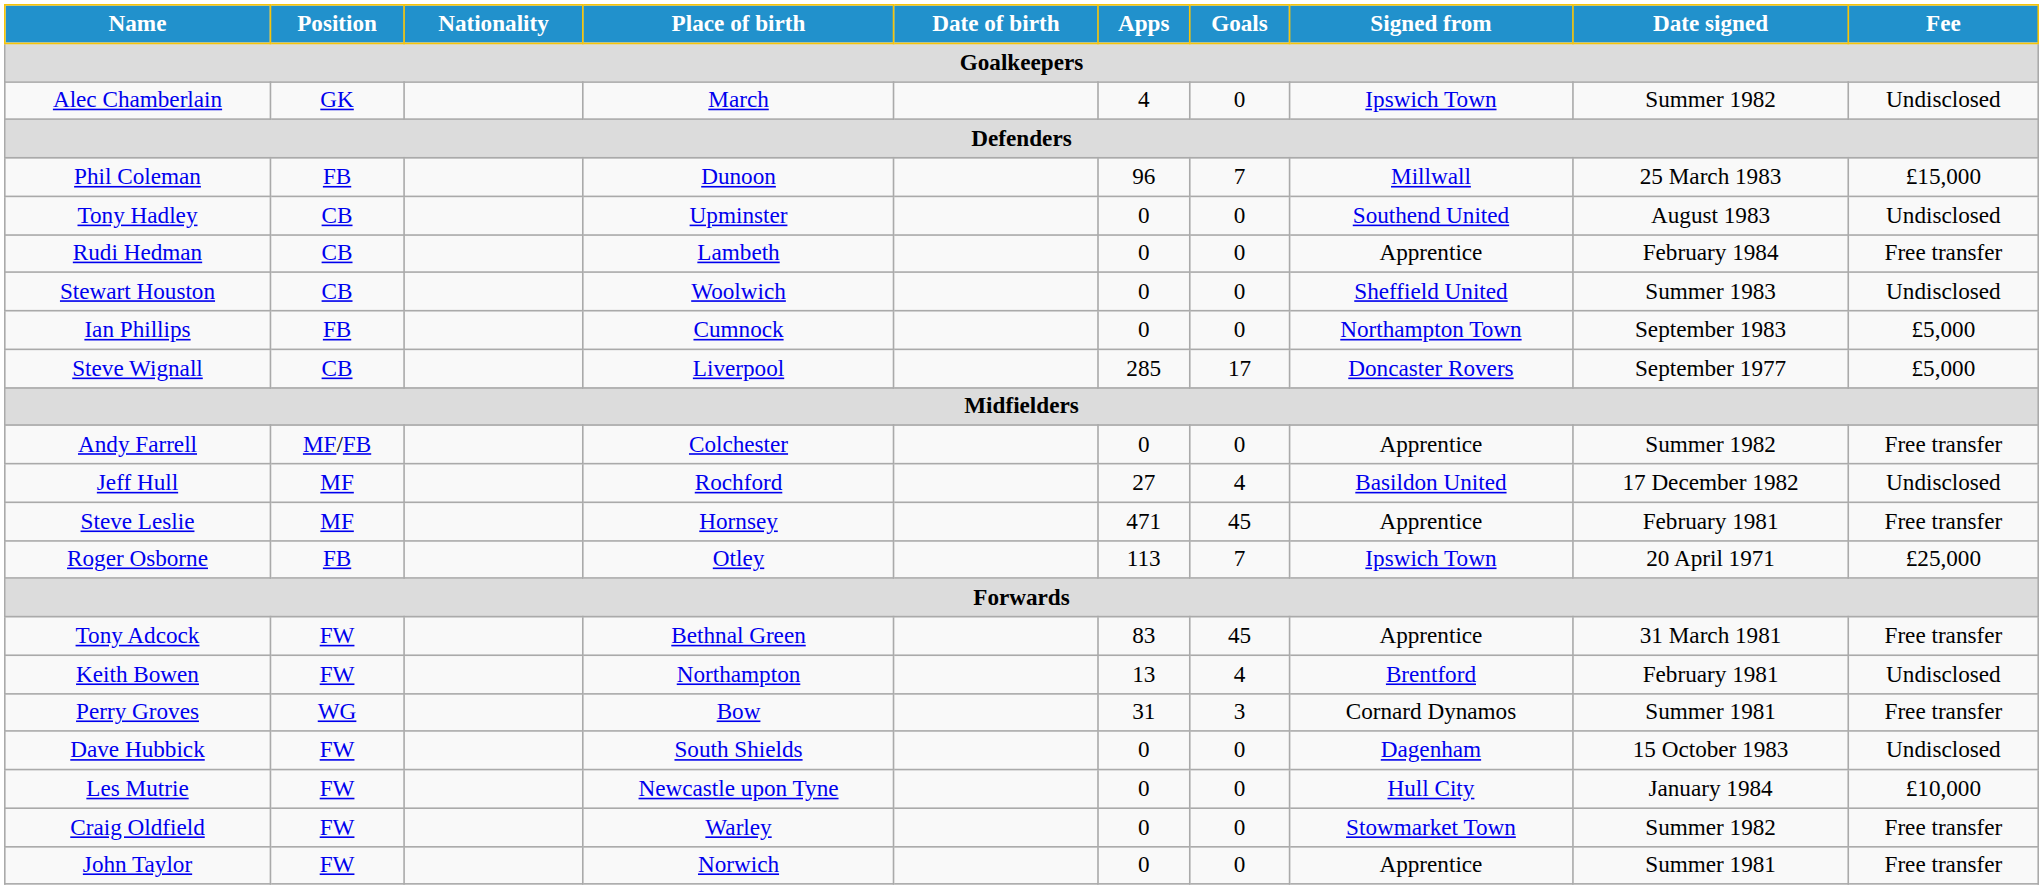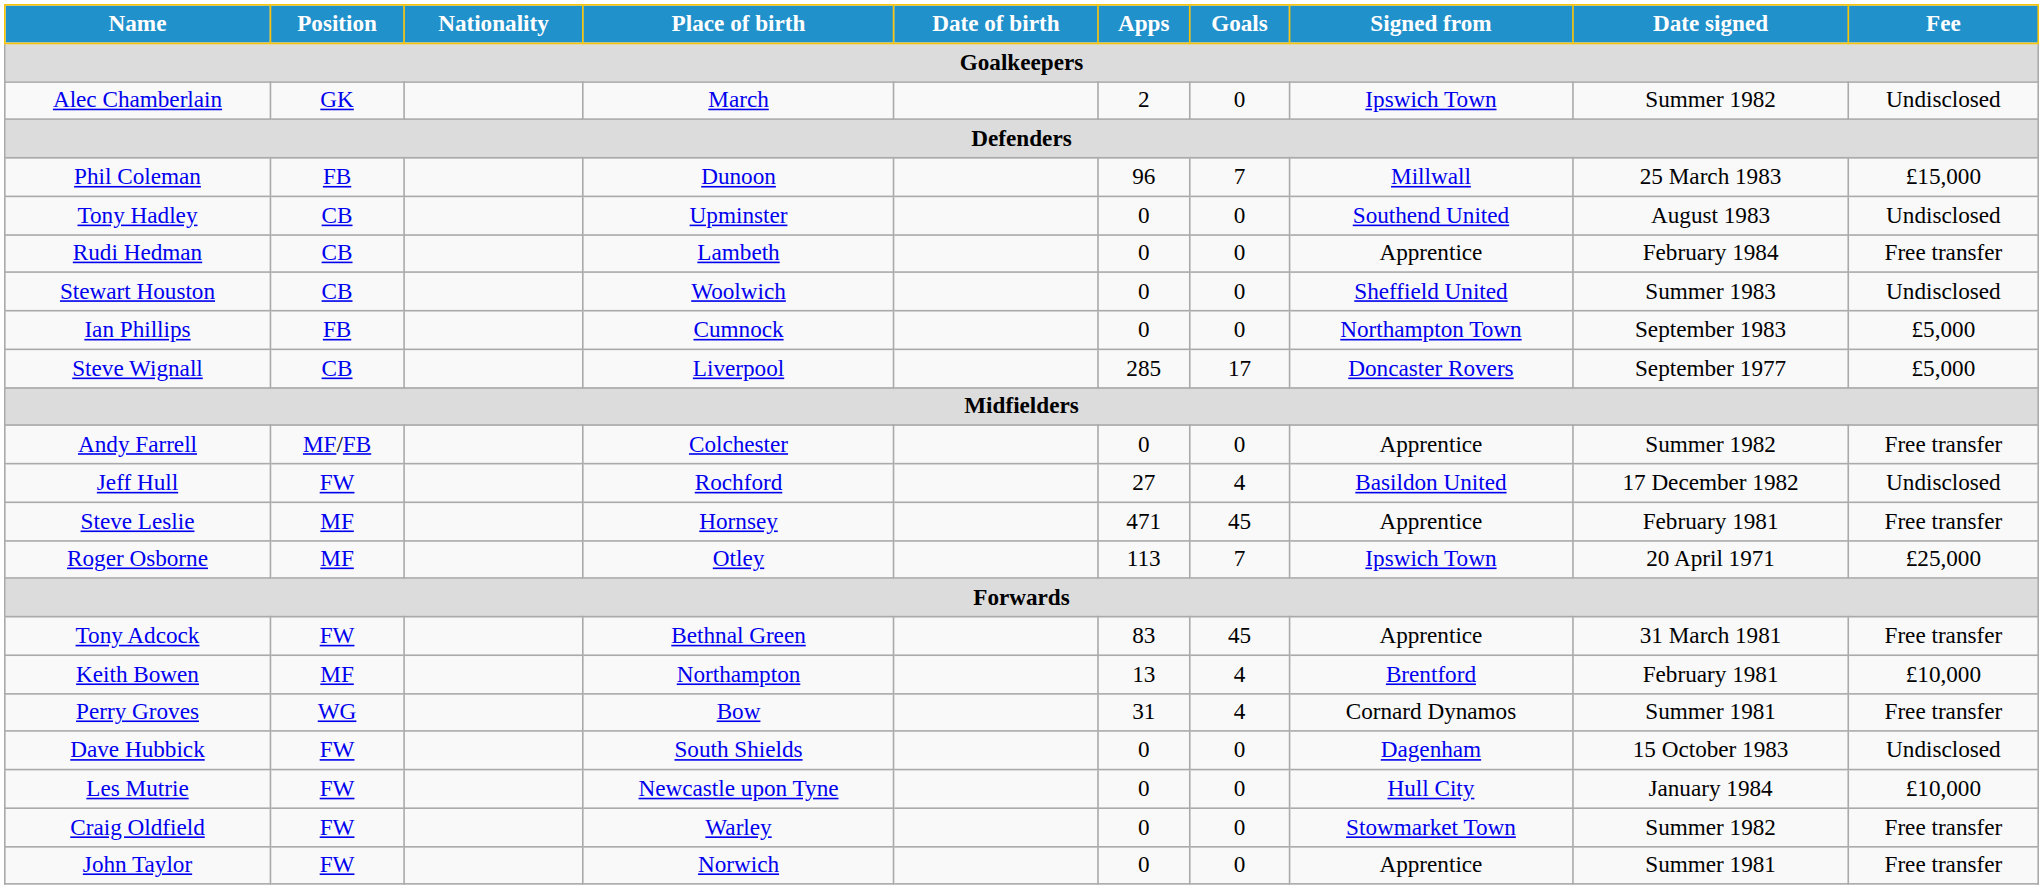(1144, 100) 4 -> (1144, 100) 2
(337, 482) MF -> (337, 482) FW
(337, 559) FB -> (337, 559) MF
(337, 674) FW -> (337, 674) MF
(1943, 674) Undisclosed -> (1943, 674) £10,000
(1239, 712) 3 -> (1239, 712) 4
